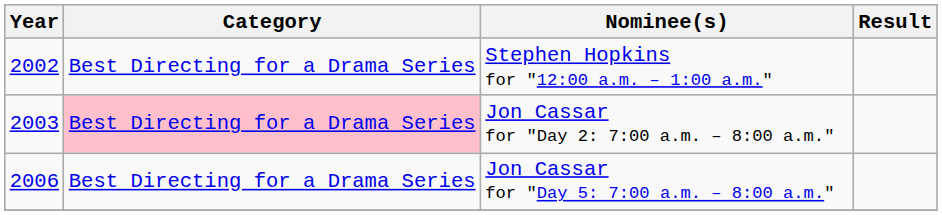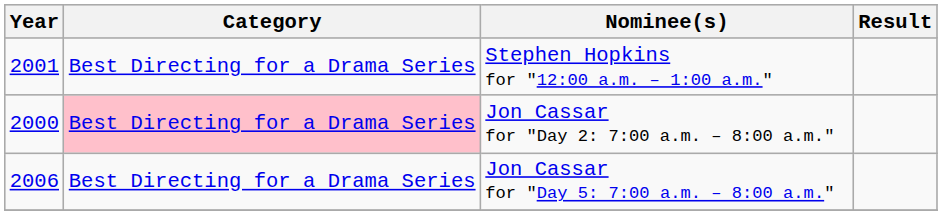(34, 67) 2002 -> (34, 67) 2001
(34, 124) 2003 -> (34, 124) 2000
